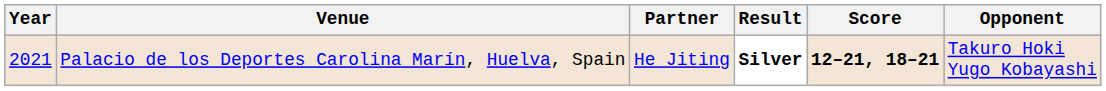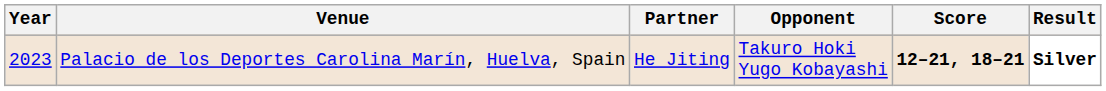columns swapped: (1022, 19) <-> (771, 19)
(30, 60) 2021 -> (30, 60) 2023
